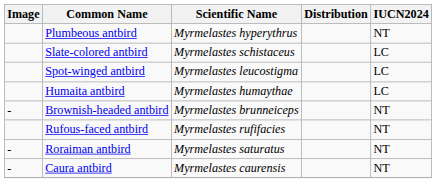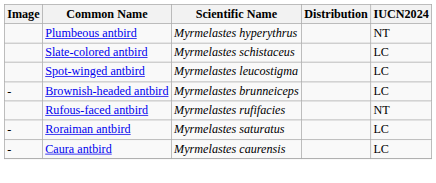- row: (85, 91)
(382, 110) NT -> (381, 91) LC
(382, 149) NT -> (381, 129) LC
(382, 168) NT -> (381, 149) LC
